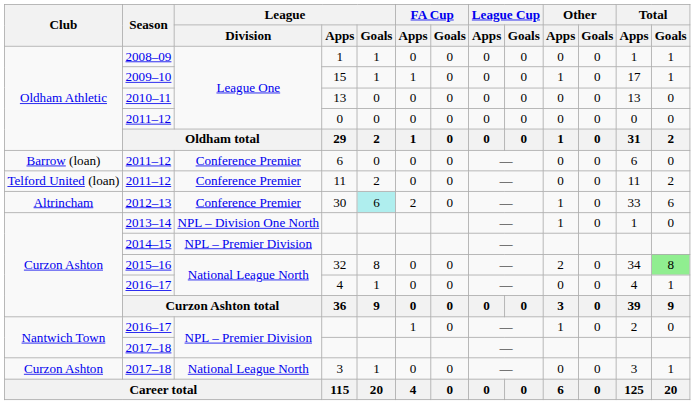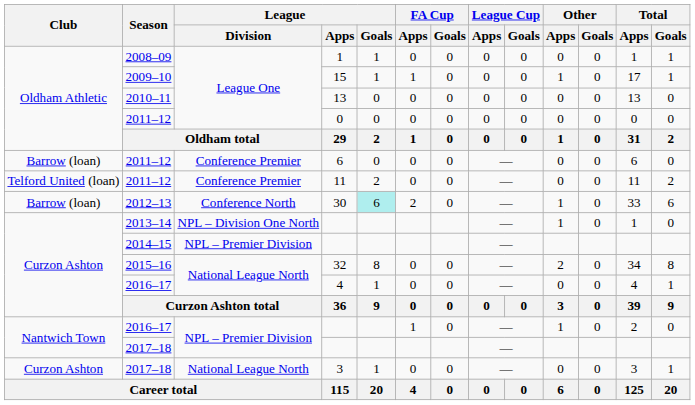(63, 202) Altrincham -> (63, 202) Barrow (loan)
(248, 202) Conference Premier -> (248, 202) Conference North
(671, 264) lightgreen background -> (671, 264) no background
